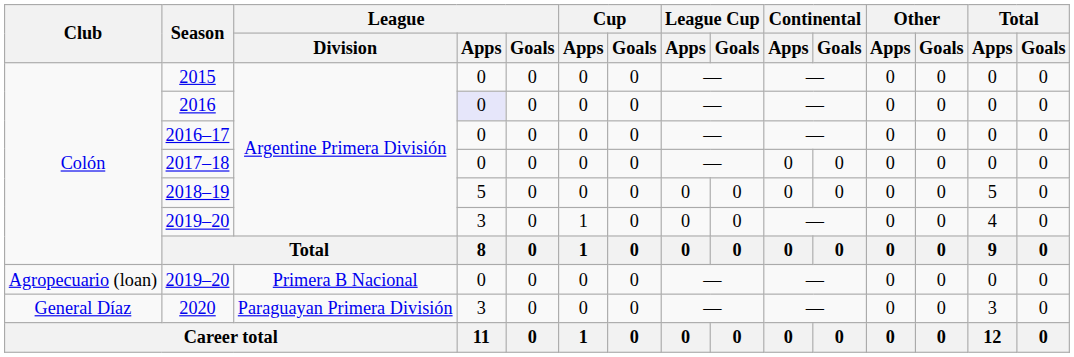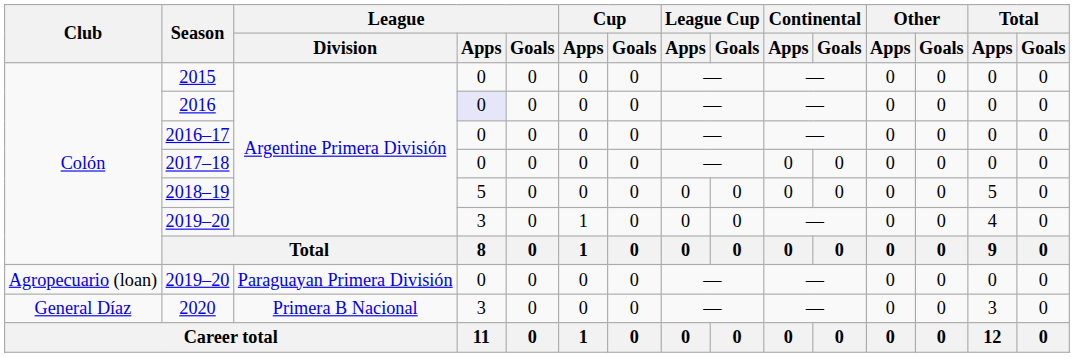(345, 279) Primera B Nacional -> (345, 279) Paraguayan Primera División
(345, 308) Paraguayan Primera División -> (345, 308) Primera B Nacional
